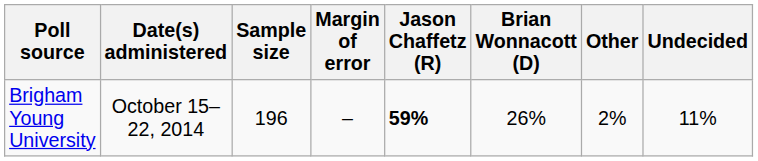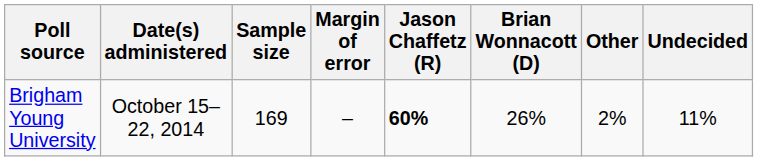(271, 117) 196 -> (271, 117) 169
(409, 117) 59% -> (409, 117) 60%
